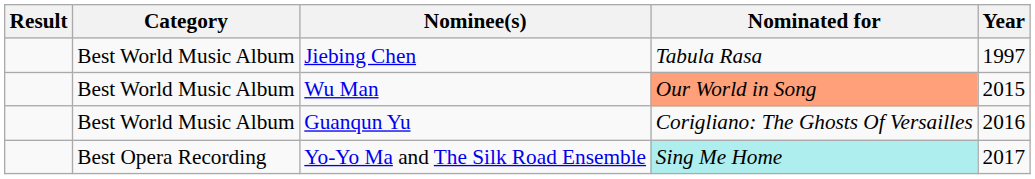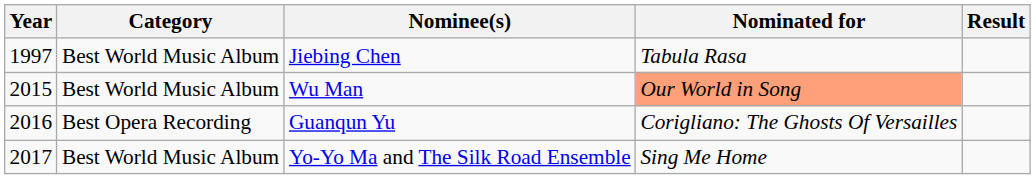columns swapped: (1004, 21) <-> (39, 21)
(186, 122) Best World Music Album -> (156, 122) Best Opera Recording
(172, 156) Best Opera Recording -> (171, 156) Best World Music Album
(719, 156) paleturquoise background -> (704, 156) no background
